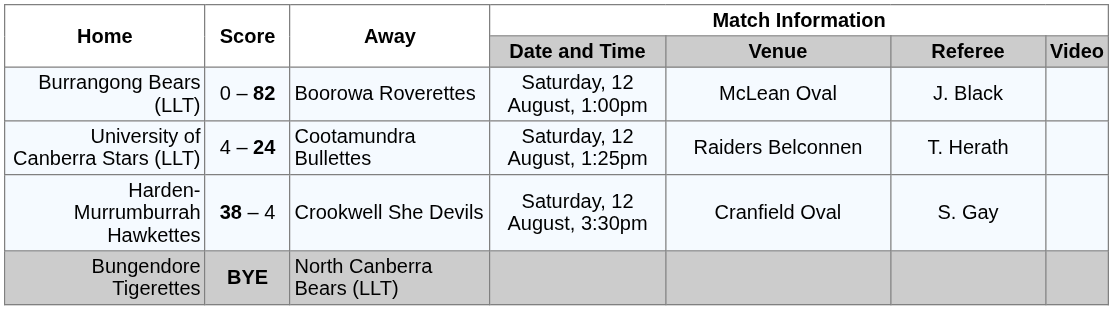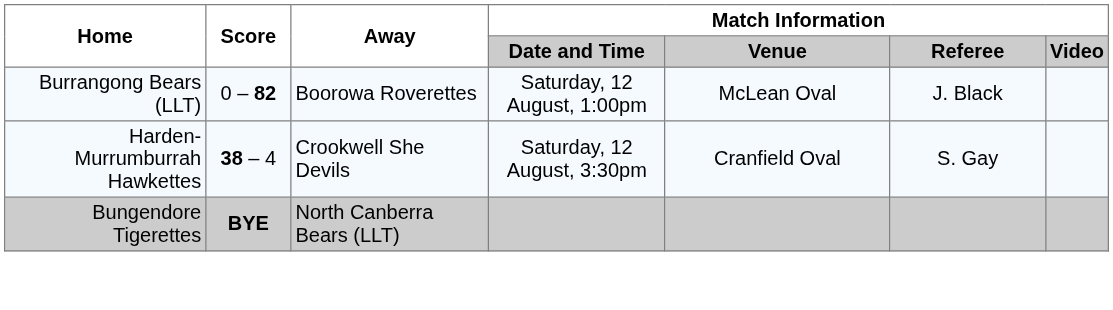- row: (107, 147)
